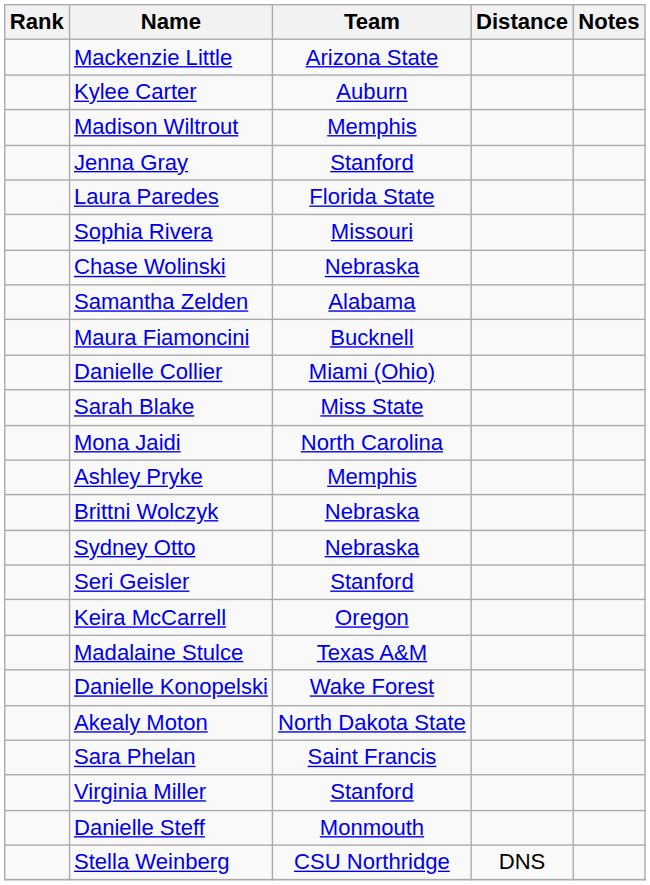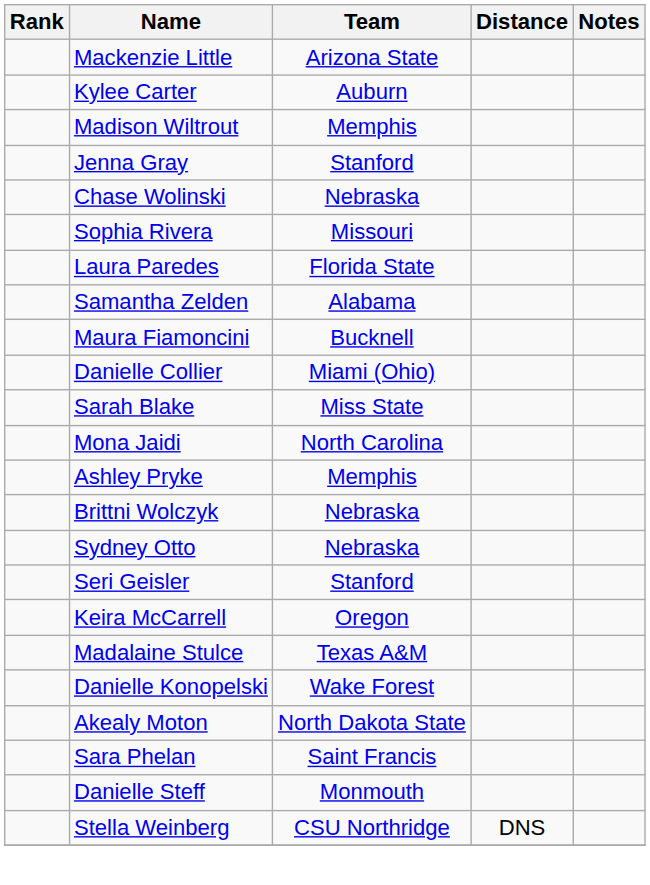rows swapped: (150, 267) <-> (146, 197)
- row: (140, 792)
